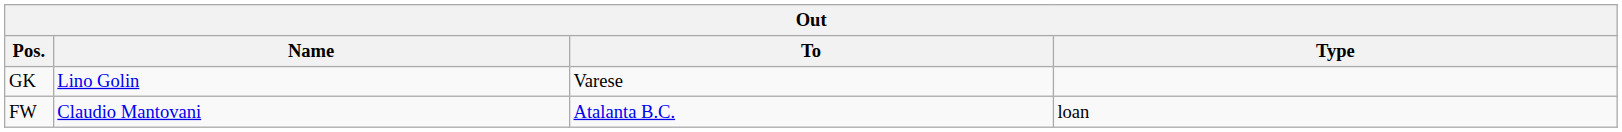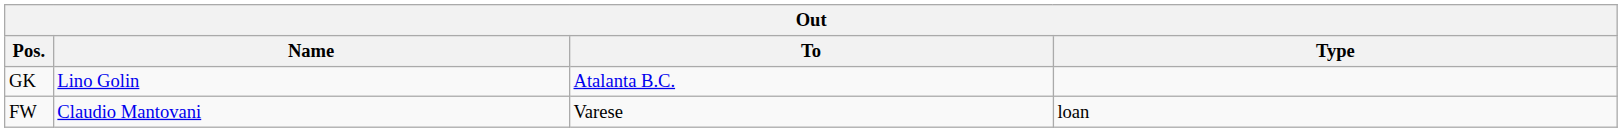(598, 81) Varese -> (624, 81) Atalanta B.C.
(624, 112) Atalanta B.C. -> (598, 112) Varese
